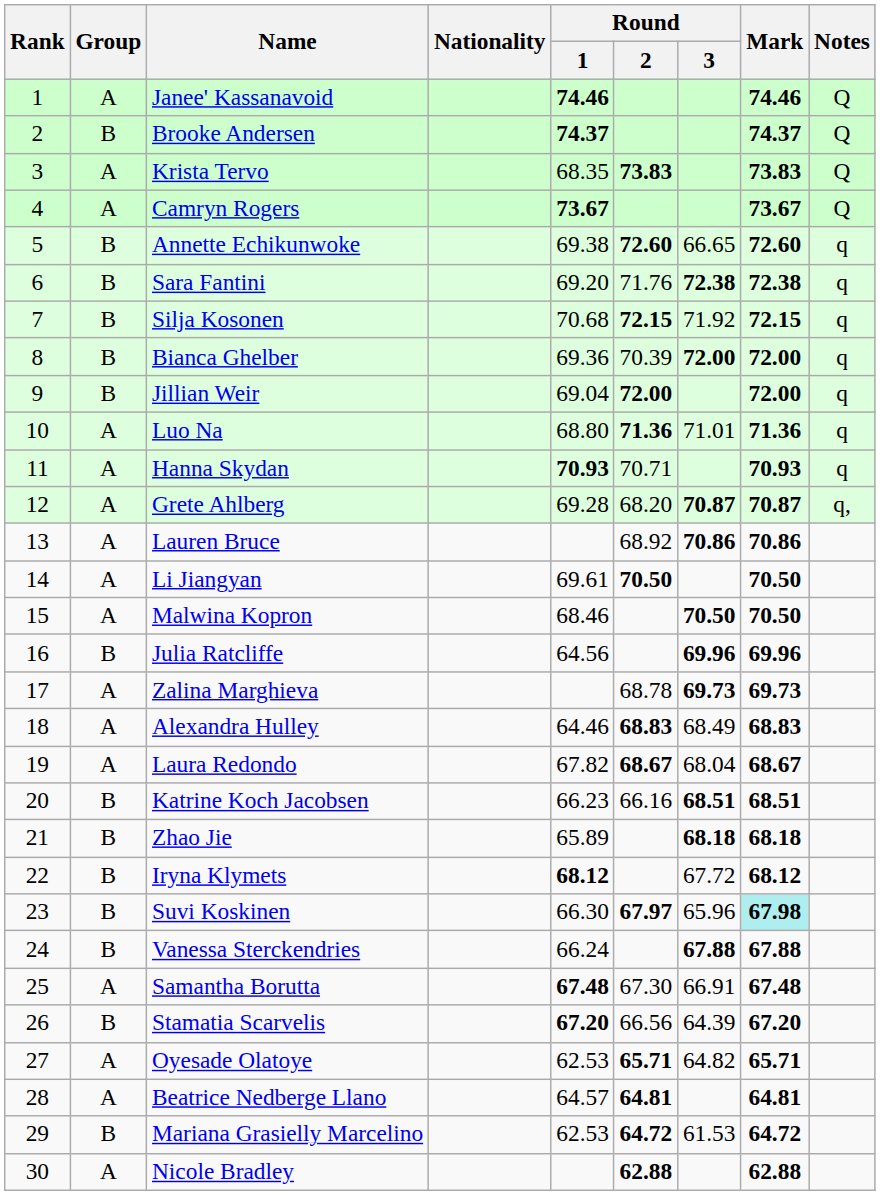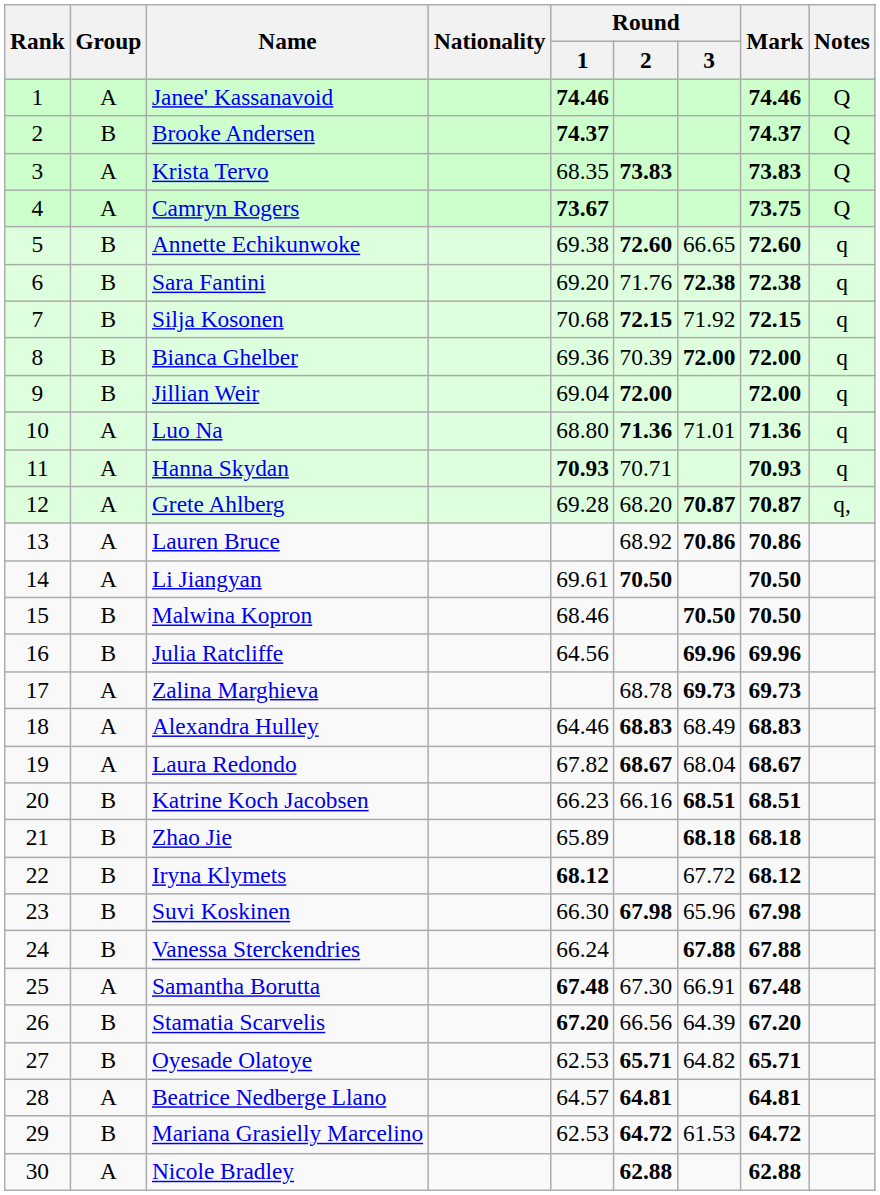(775, 208) 73.67 -> (775, 208) 73.75
(108, 615) A -> (108, 615) B
(646, 912) 67.97 -> (646, 912) 67.98
(775, 912) paleturquoise background -> (775, 912) no background
(108, 1060) A -> (108, 1060) B
